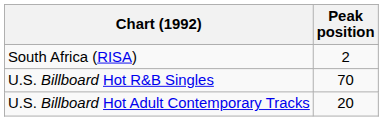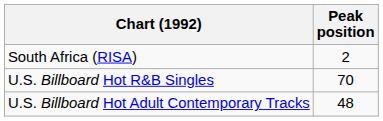(346, 103) 20 -> (346, 103) 48
